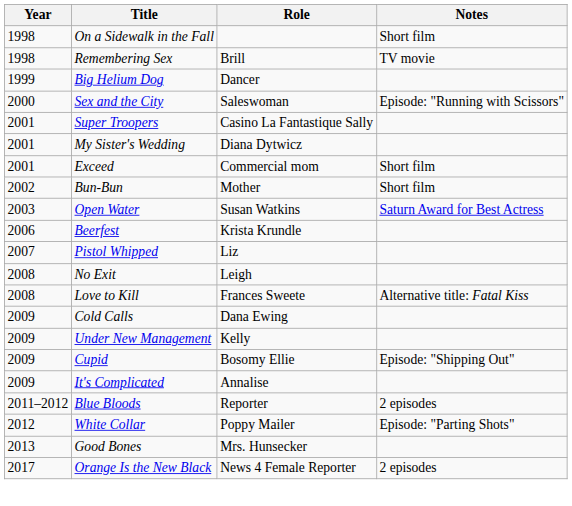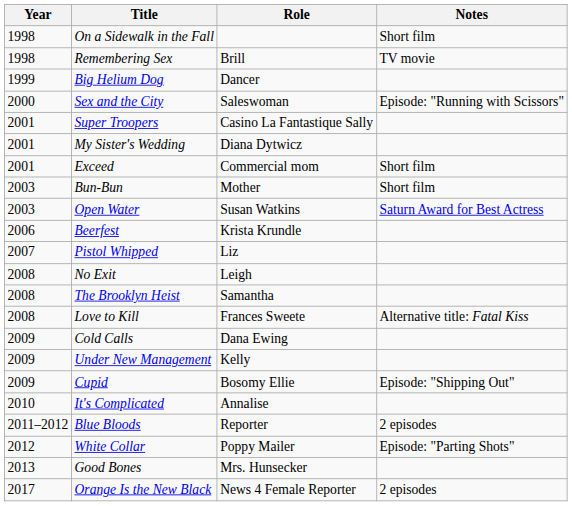(21, 187) 2002 -> (21, 187) 2003
+ row: (127, 295)
(21, 381) 2009 -> (21, 403) 2010
